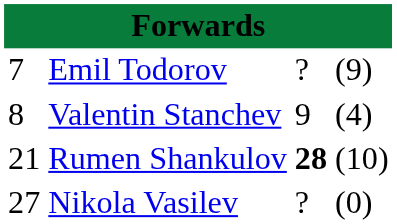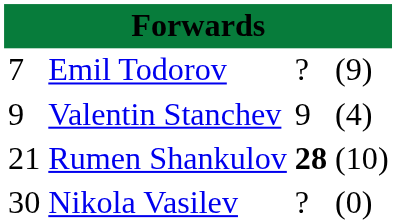(16, 114) 8 -> (16, 114) 9
(24, 202) 27 -> (24, 202) 30
